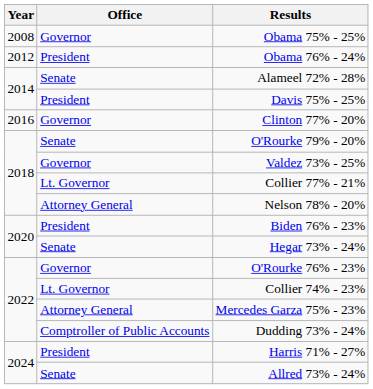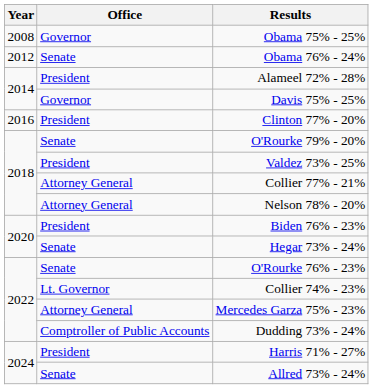(65, 57) President -> (58, 57) Senate
(58, 78) Senate -> (65, 78) President
(65, 99) President -> (66, 99) Governor
(66, 120) Governor -> (65, 120) President
(66, 162) Governor -> (65, 162) President
(75, 183) Lt. Governor -> (86, 183) Attorney General
(66, 267) Governor -> (58, 267) Senate
